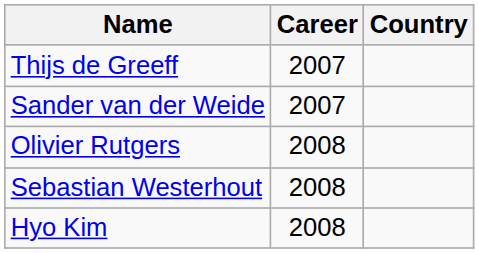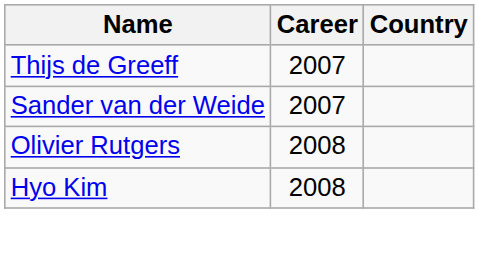- row: (136, 187)
